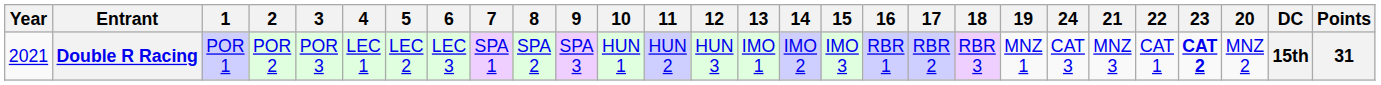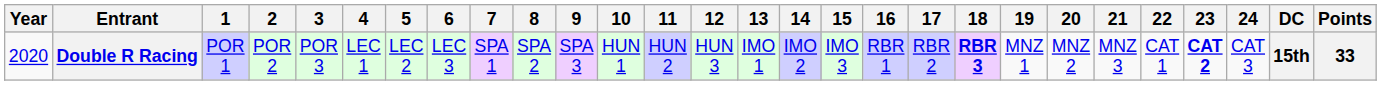columns swapped: (1245, 18) <-> (1068, 18)
(28, 56) 2021 -> (28, 56) 2020
(977, 56) normal -> (978, 56) bold
(1344, 56) 31 -> (1345, 56) 33
